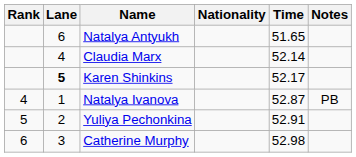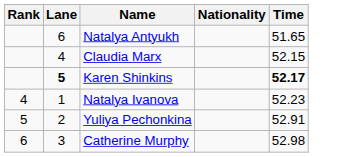- column: (330, 15)
(288, 57) 52.14 -> (288, 57) 52.15
(288, 78) normal -> (288, 78) bold
(288, 99) 52.87 -> (288, 99) 52.23
